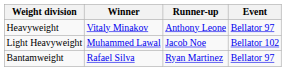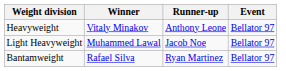(255, 43) Bellator 102 -> (252, 43) Bellator 97
